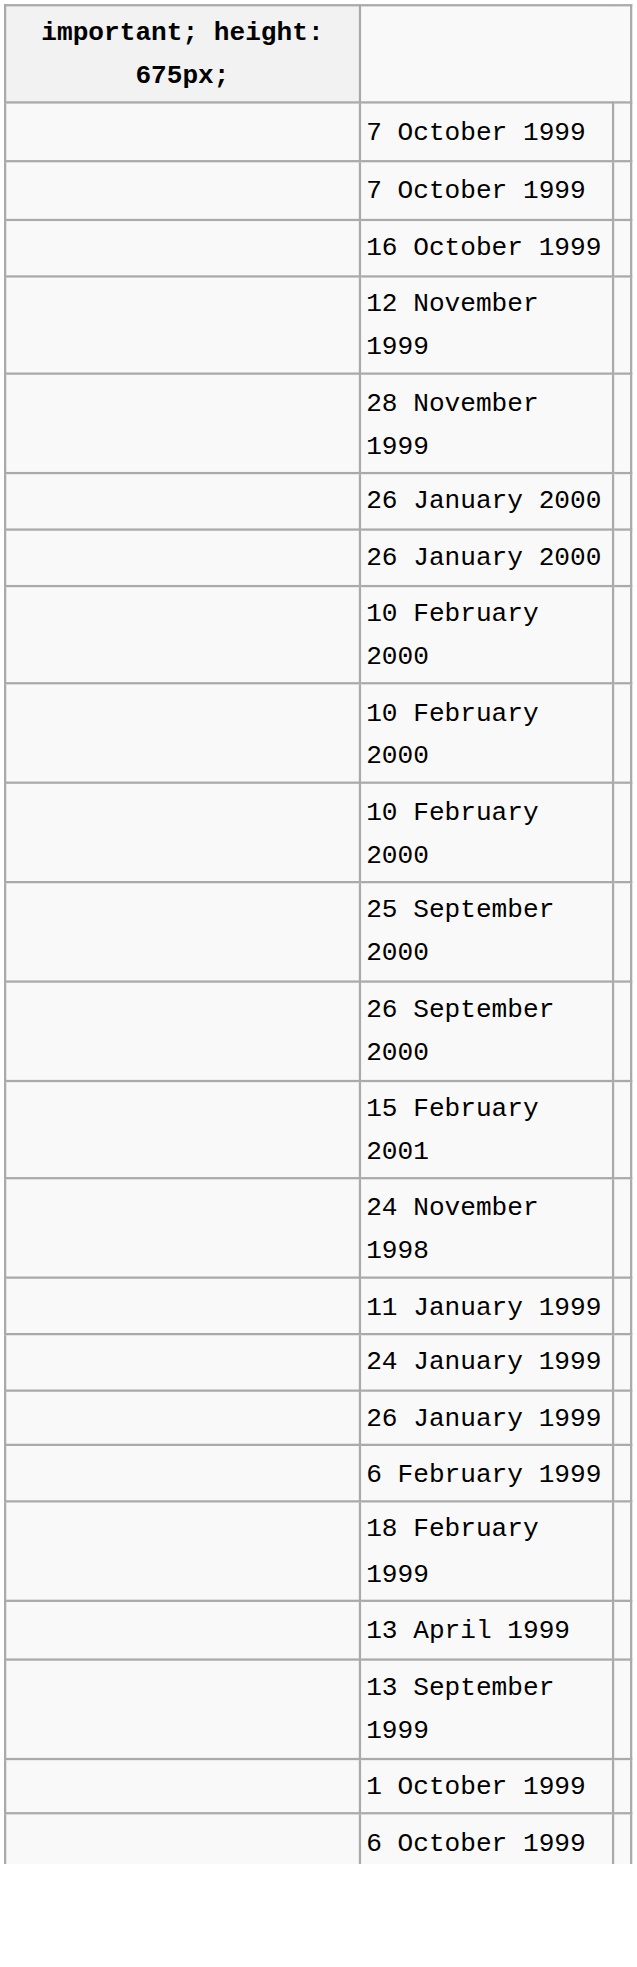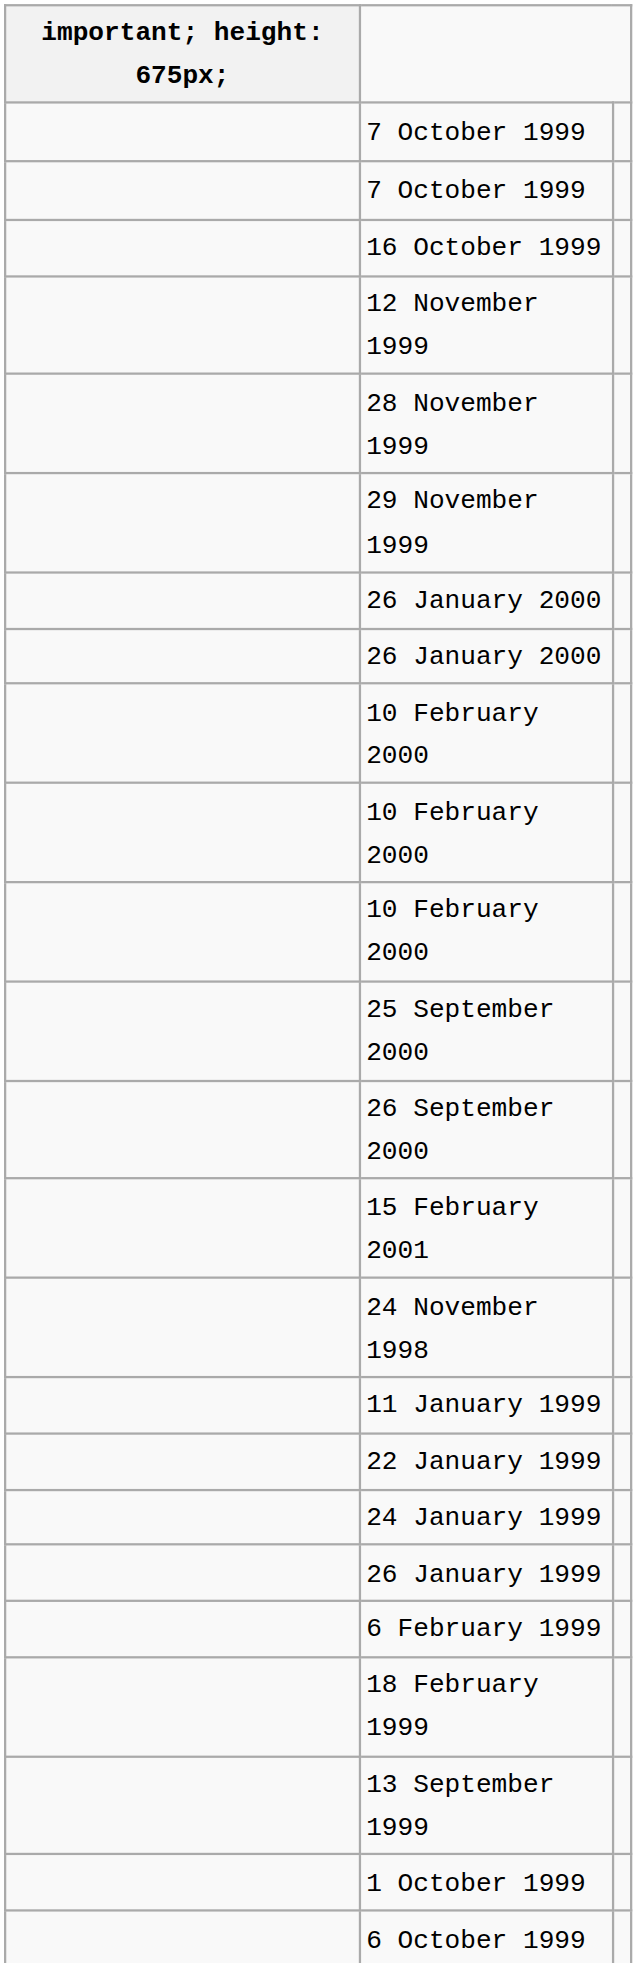+ row: (182, 523)
+ row: (182, 1461)
- row: (182, 1630)
